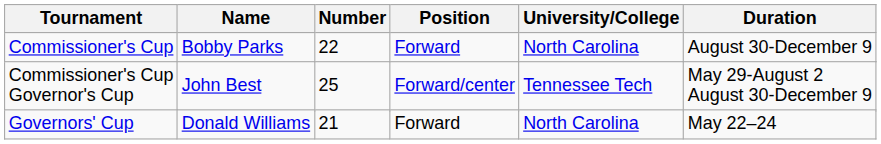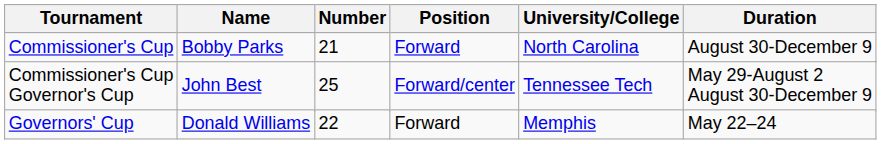(328, 47) 22 -> (328, 47) 21
(328, 124) 21 -> (328, 124) 22
(581, 124) North Carolina -> (560, 124) Memphis
